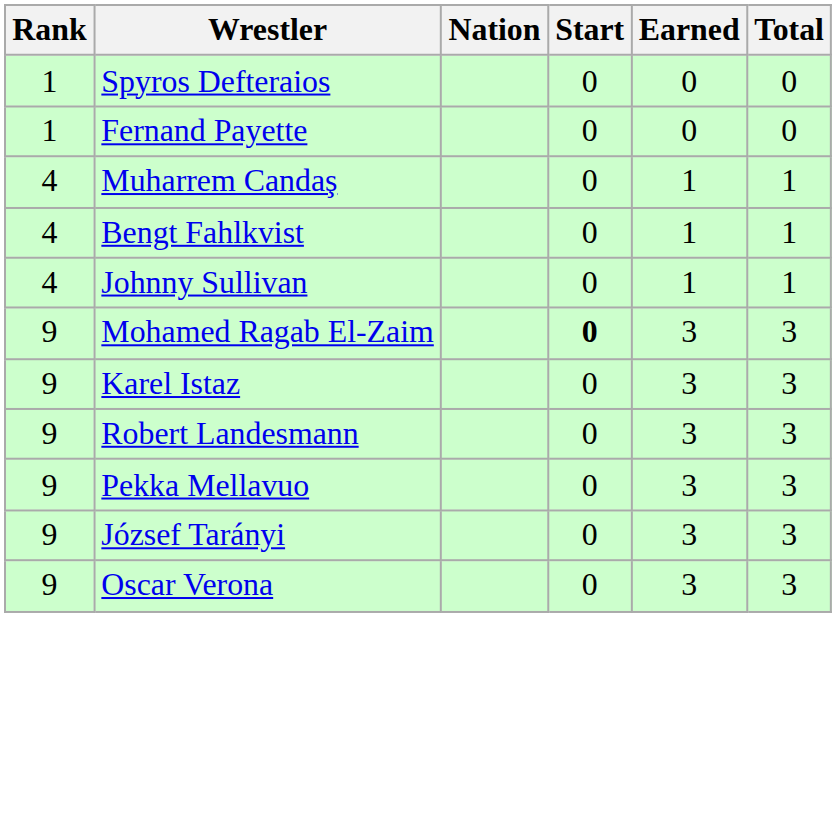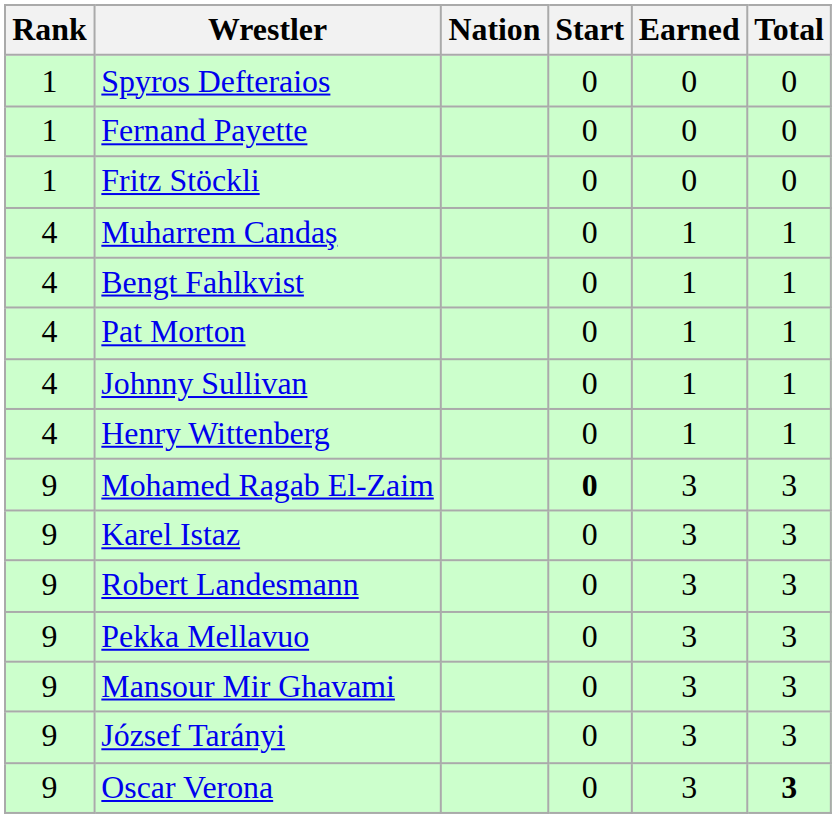+ row: (181, 181)
+ row: (173, 332)
+ row: (216, 433)
+ row: (248, 686)
(789, 585) normal -> (789, 787) bold
